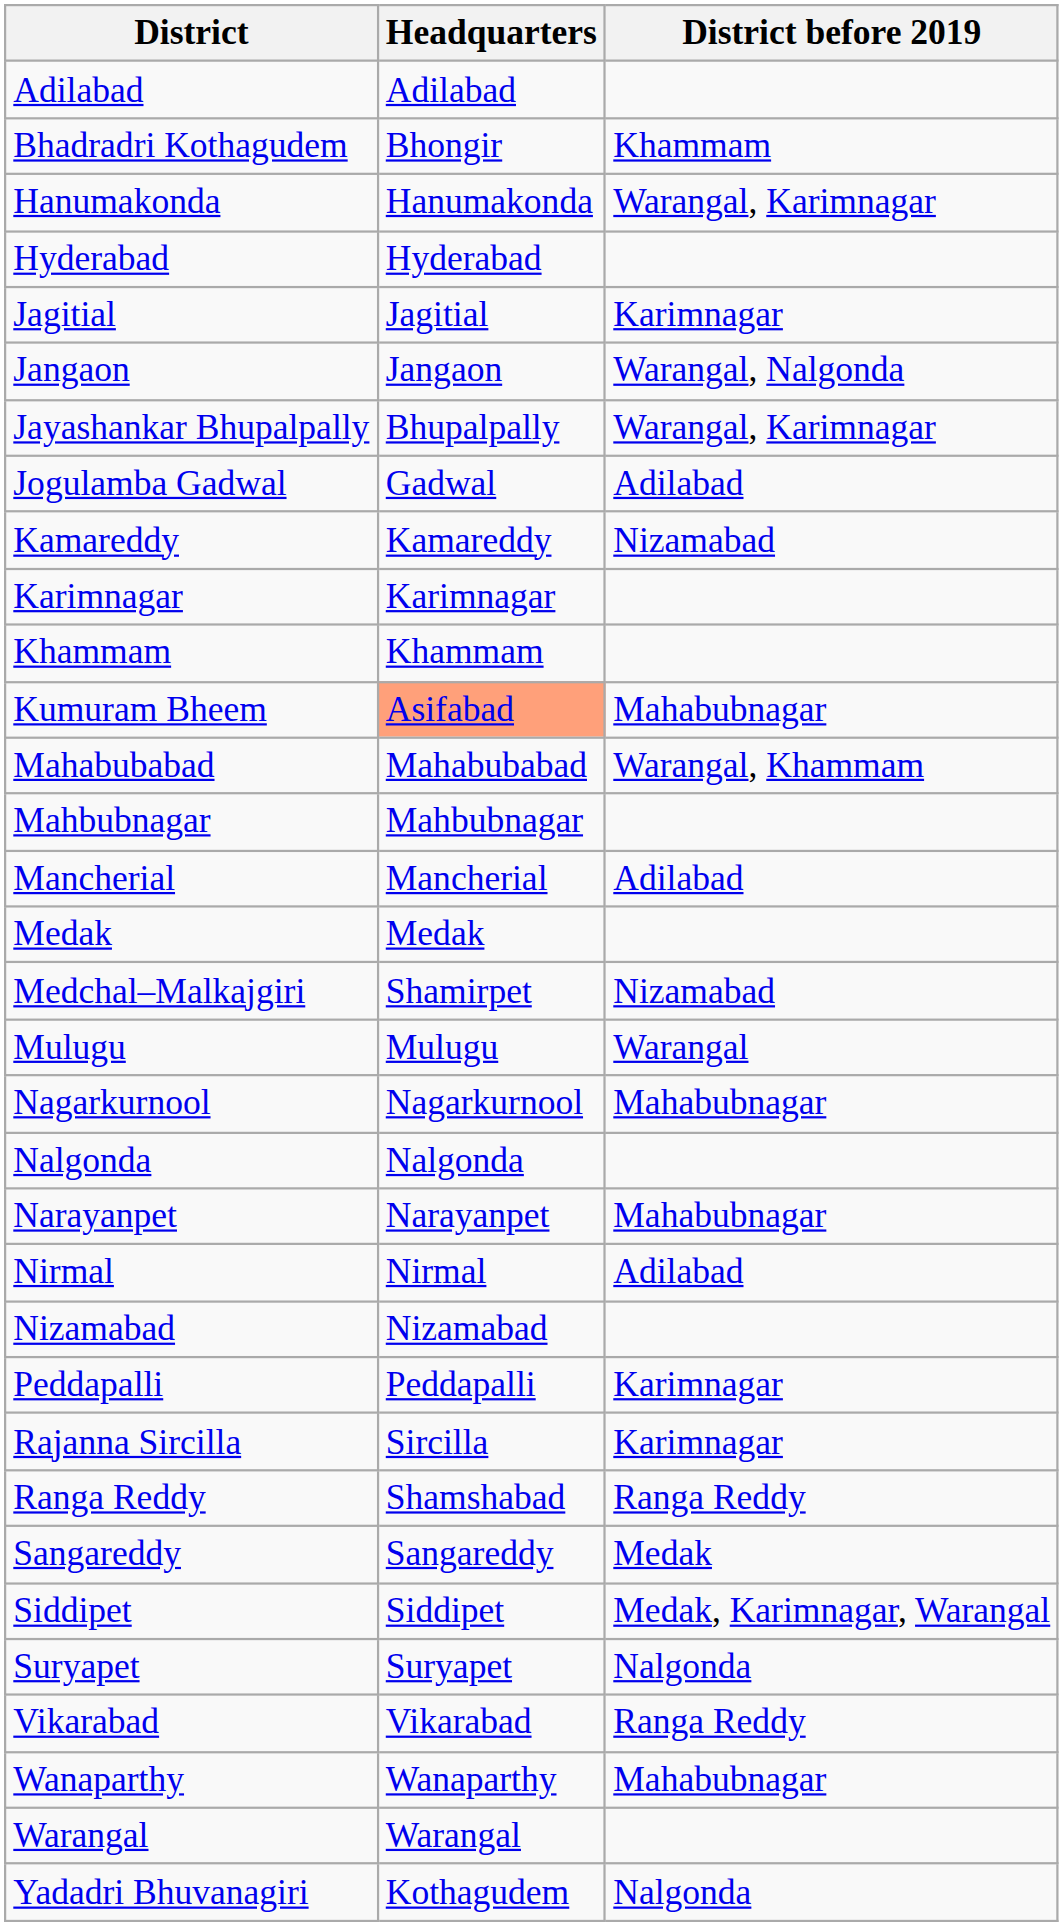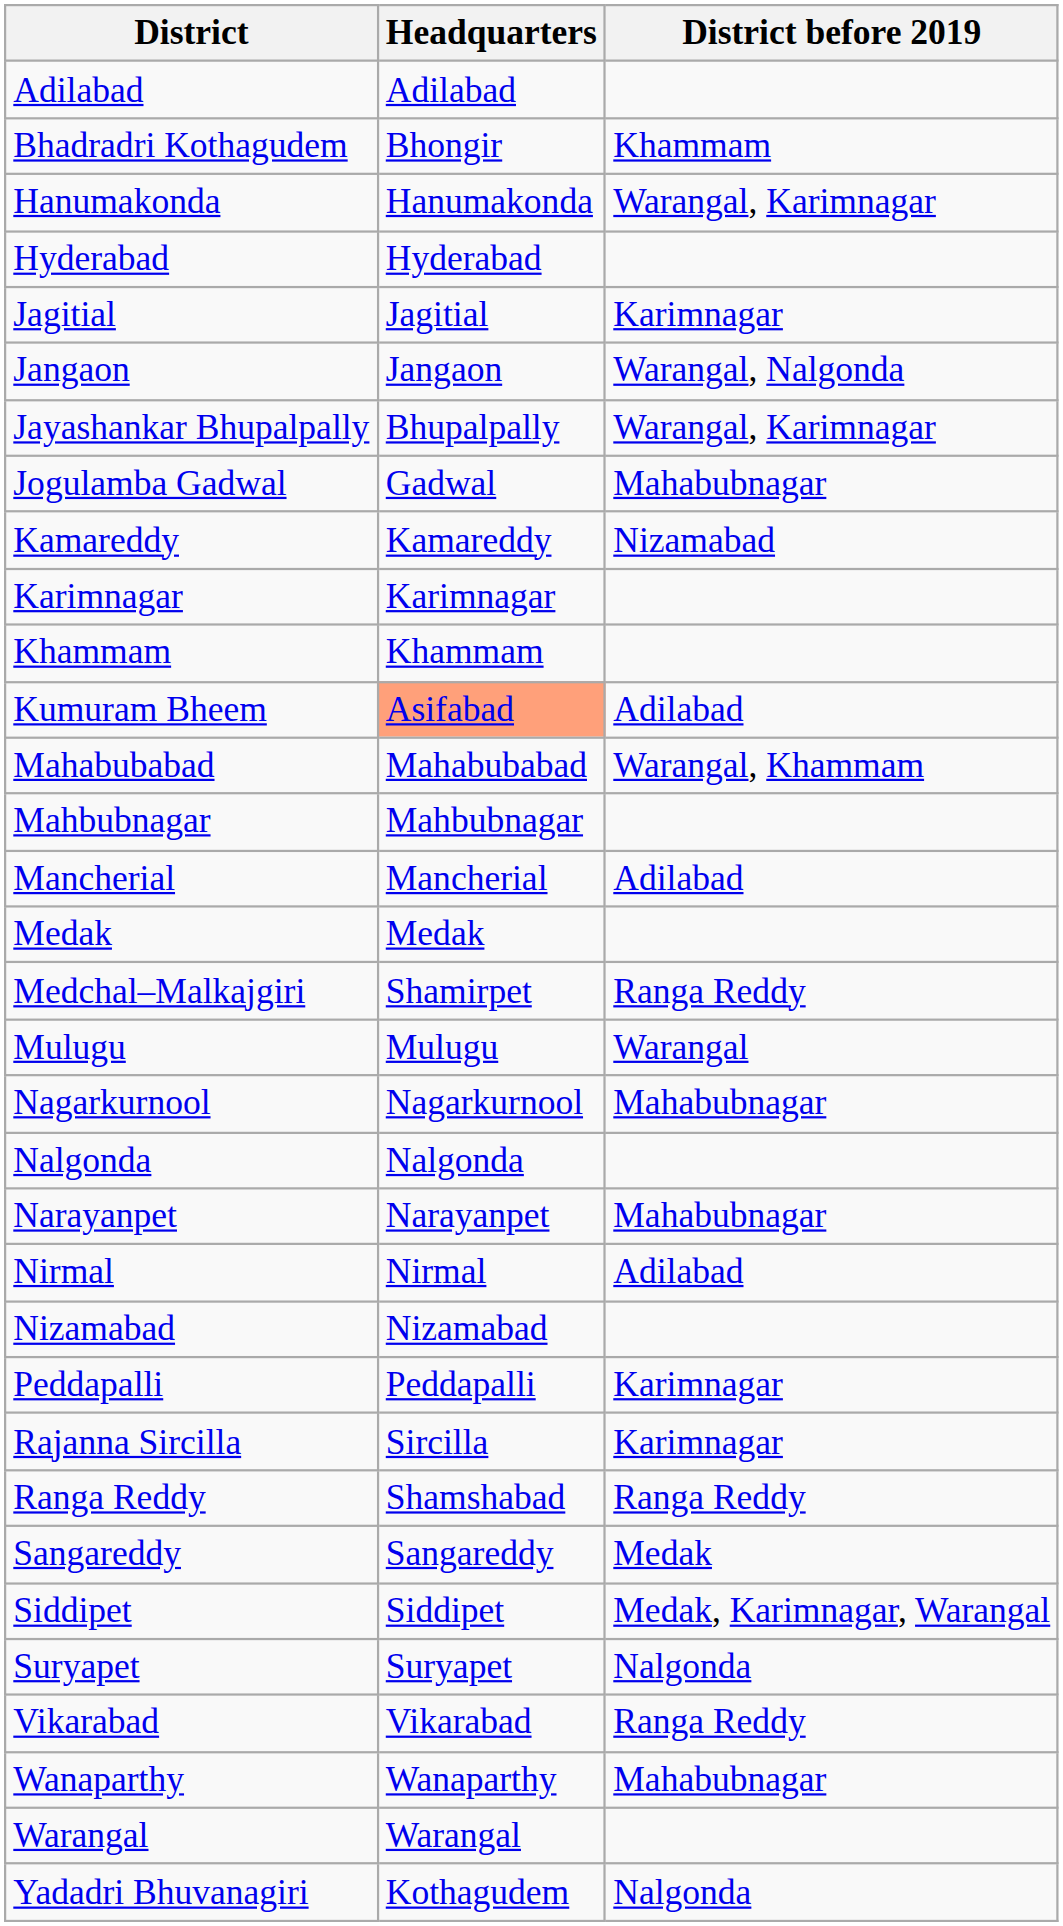(678, 483) Adilabad -> (720, 483) Mahabubnagar
(720, 708) Mahabubnagar -> (678, 708) Adilabad
(694, 990) Nizamabad -> (709, 990) Ranga Reddy
